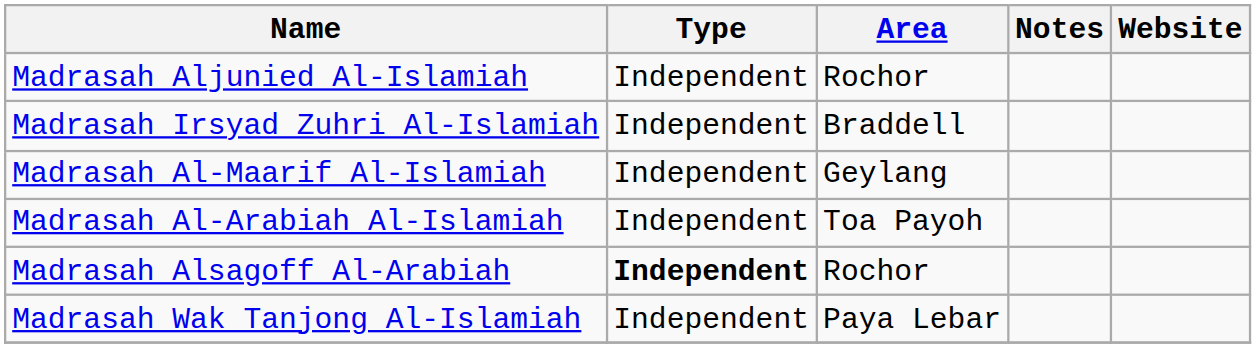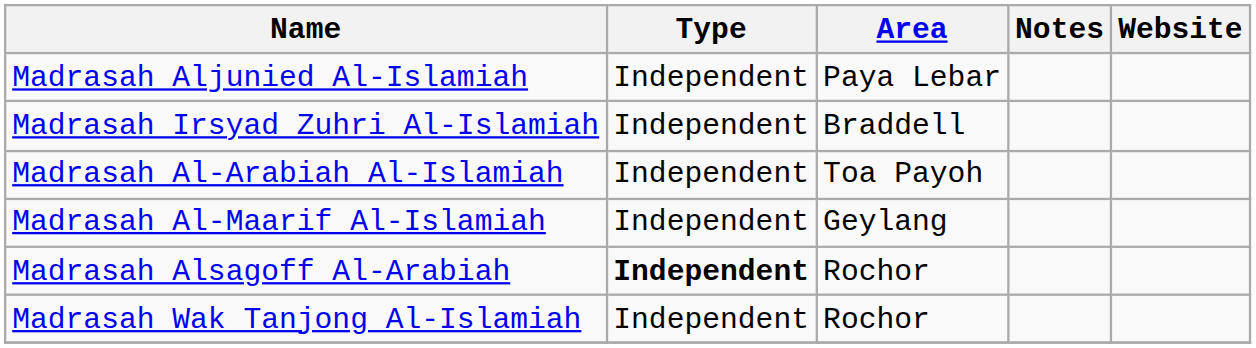(876, 78) Rochor -> (912, 78) Paya Lebar
rows swapped: (288, 223) <-> (279, 174)
(912, 319) Paya Lebar -> (876, 319) Rochor
